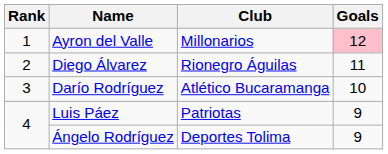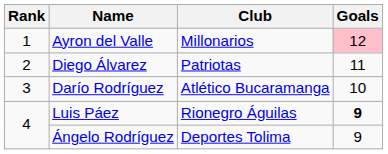(239, 64) Rionegro Águilas -> (211, 64) Patriotas
(211, 112) Patriotas -> (239, 112) Rionegro Águilas
(358, 112) normal -> (358, 112) bold
